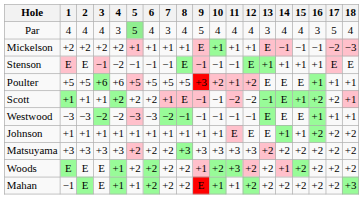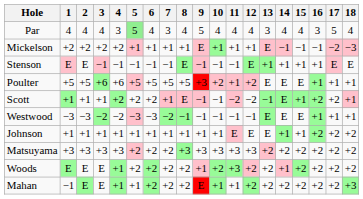(118, 64) −2 -> (118, 64) −1
